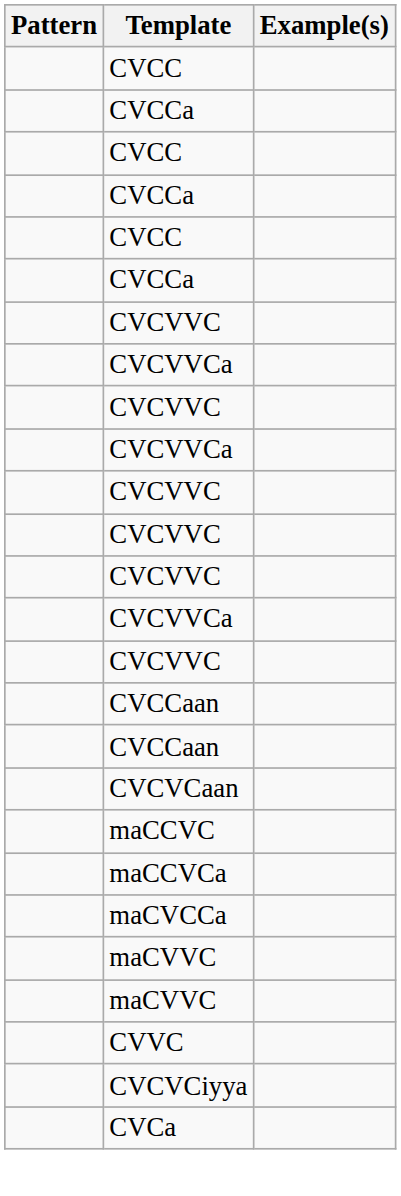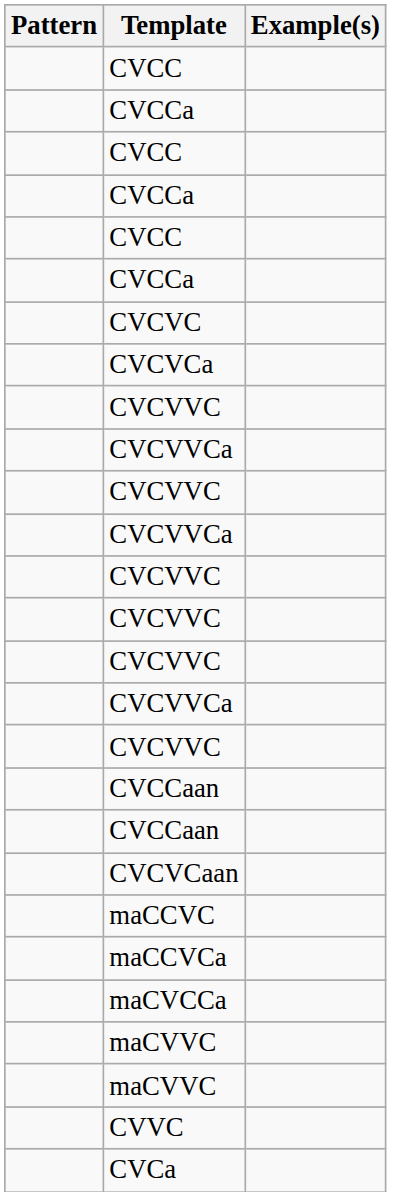+ row: (54, 323)
+ row: (54, 365)
- row: (54, 1085)
